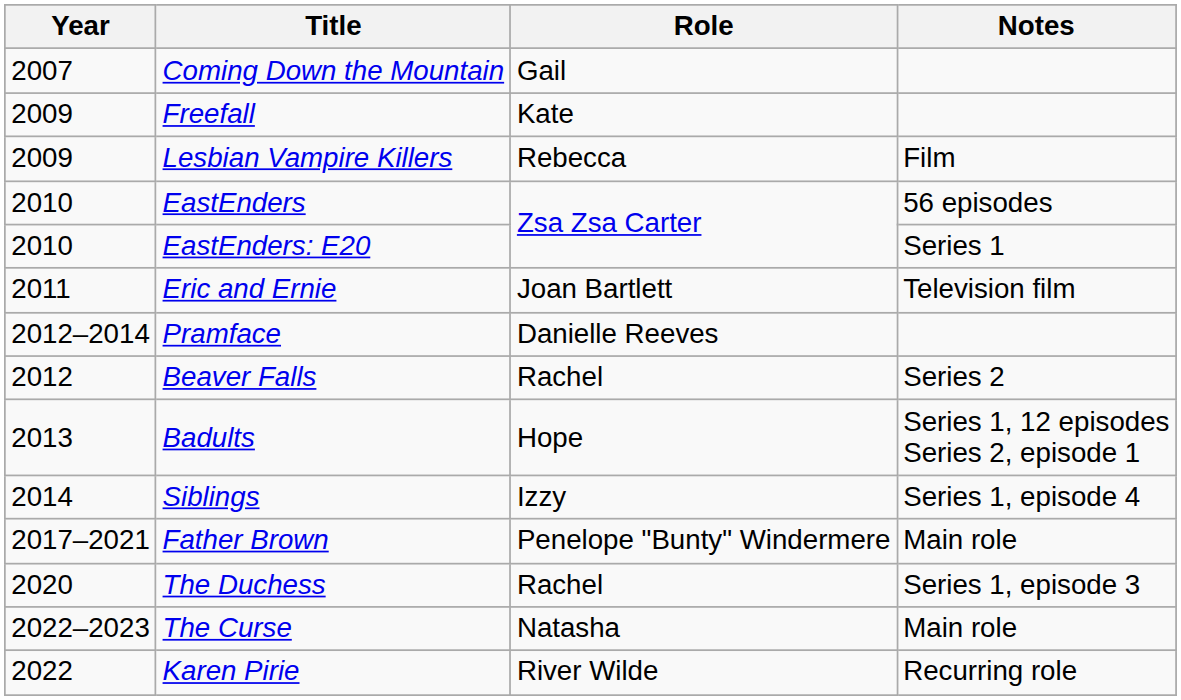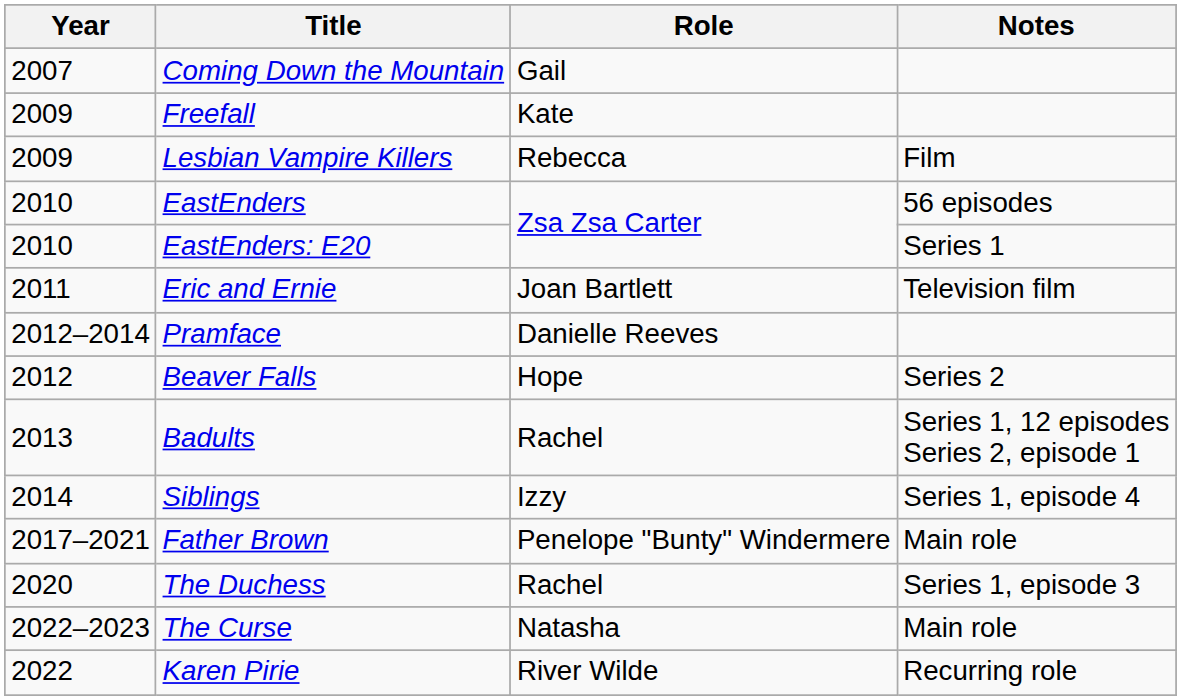(560, 377) Rachel -> (550, 377) Hope
(550, 437) Hope -> (560, 437) Rachel
